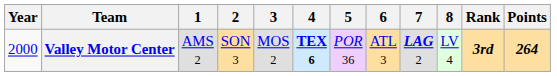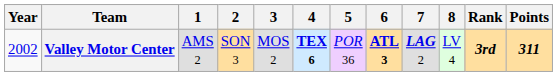(23, 50) 2000 -> (23, 50) 2002
(383, 50) normal -> (384, 50) bold
(527, 50) 264 -> (529, 50) 311
